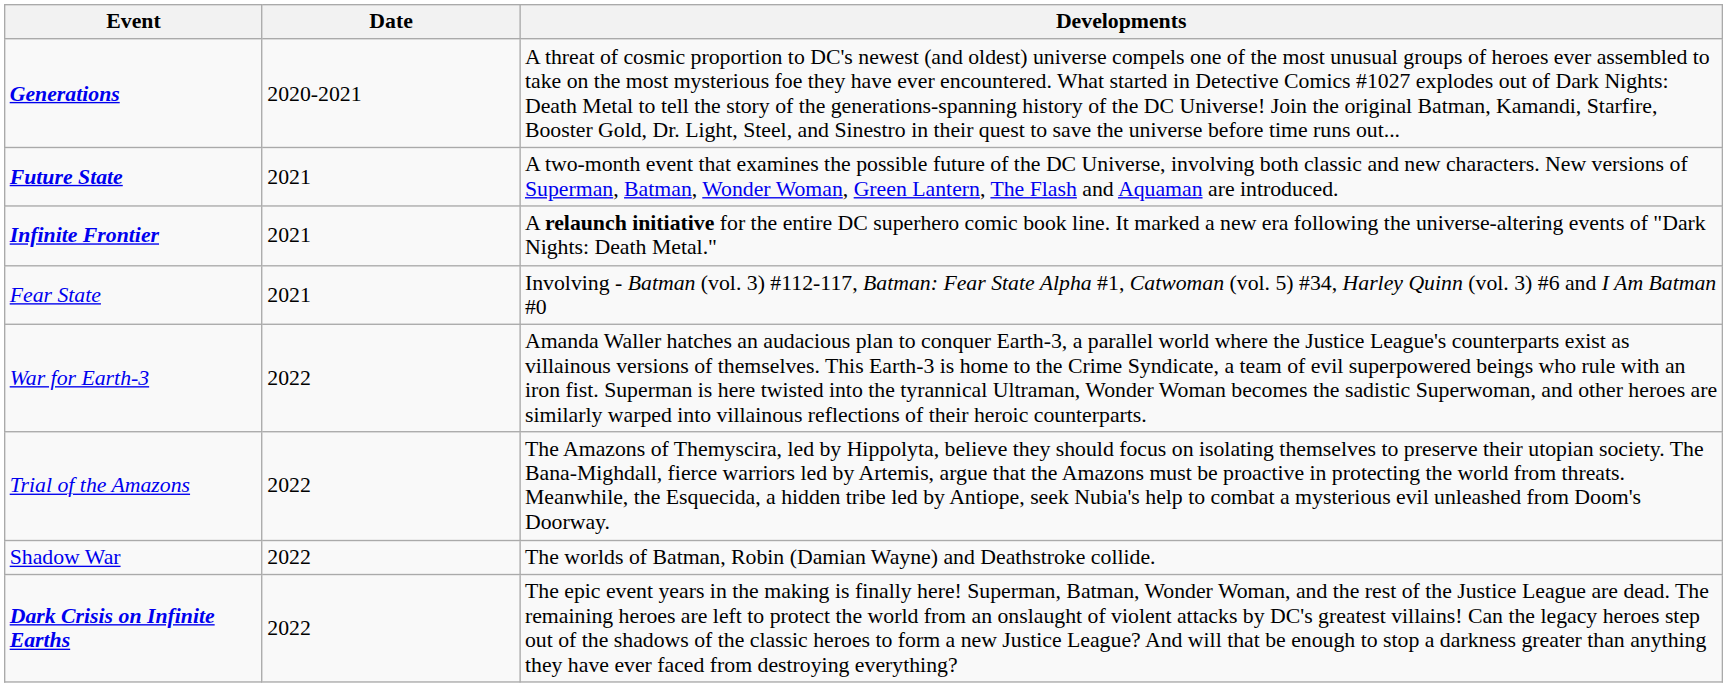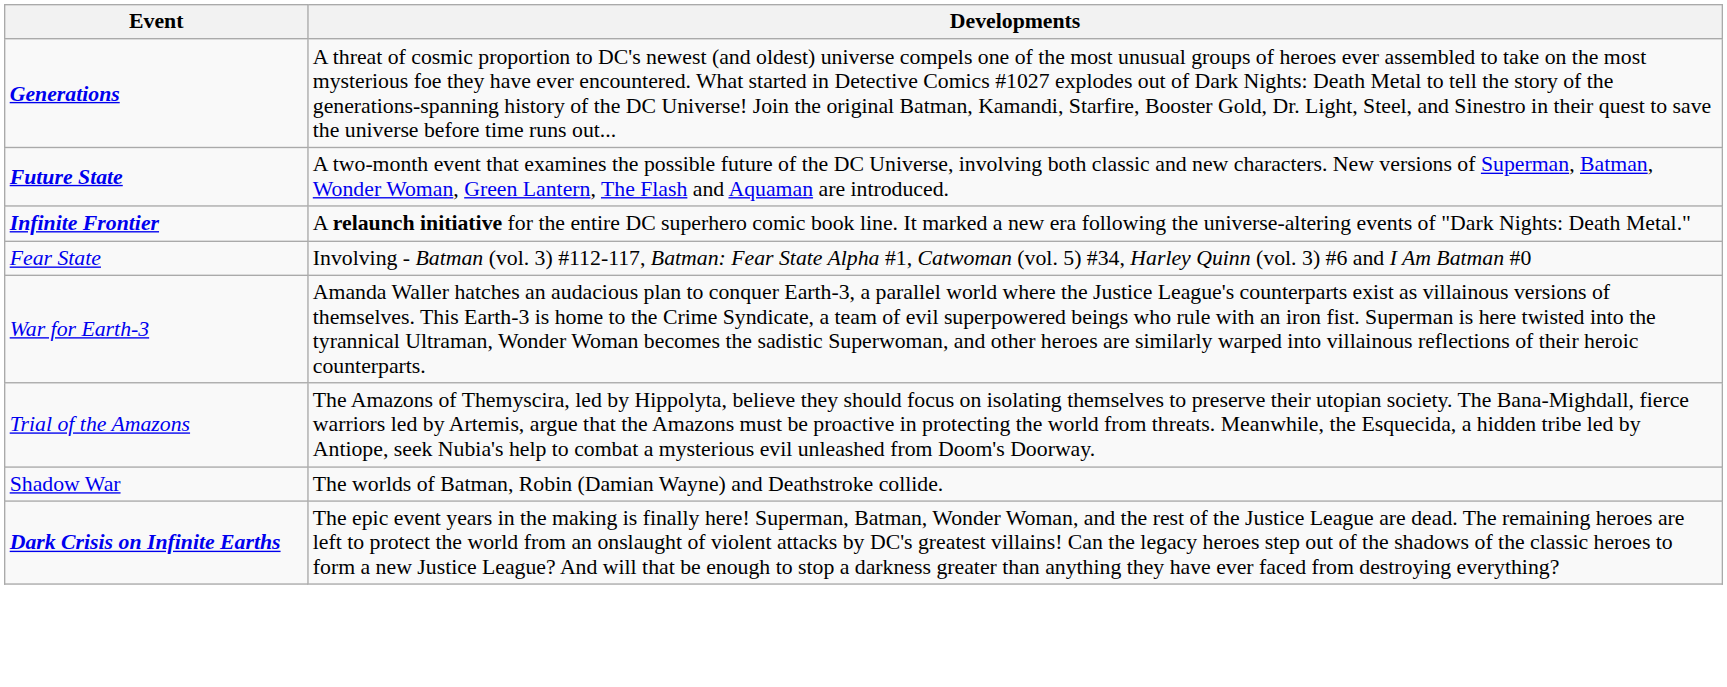- column: (391, 21)
